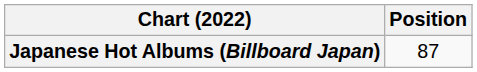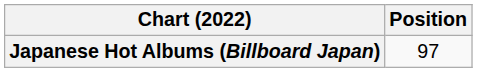(428, 51) 87 -> (428, 51) 97
